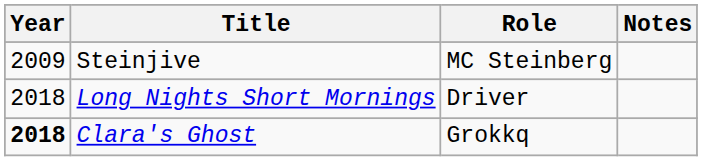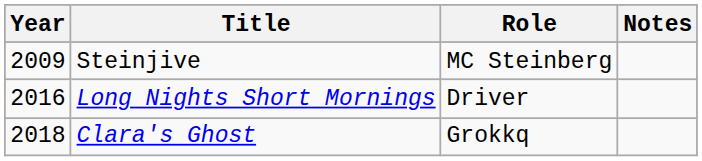(38, 99) 2018 -> (38, 99) 2016
(38, 136) bold -> (38, 136) normal
